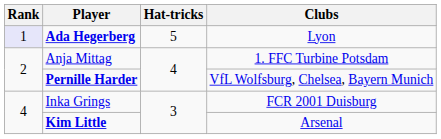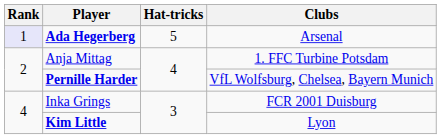(321, 36) Lyon -> (321, 36) Arsenal
(321, 123) Arsenal -> (321, 123) Lyon
